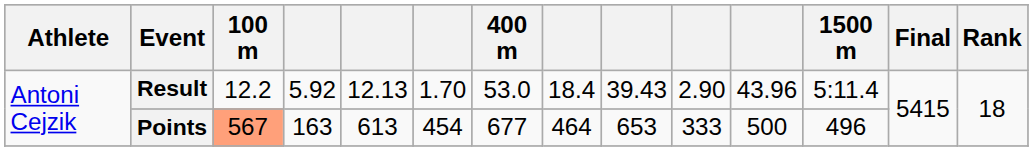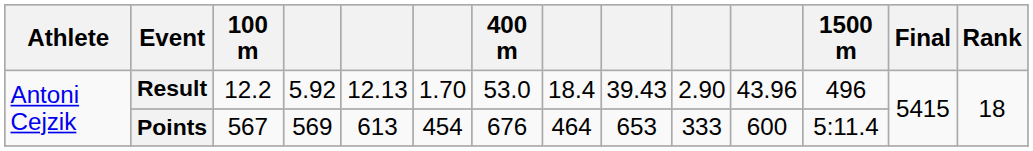(846, 89) 5:11.4 -> (846, 89) 496
(248, 128) lightsalmon background -> (248, 128) no background
(312, 128) 163 -> (312, 128) 569
(507, 128) 677 -> (507, 128) 676
(767, 128) 500 -> (767, 128) 600
(846, 128) 496 -> (846, 128) 5:11.4
